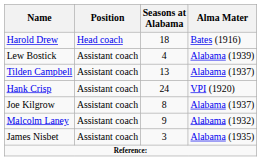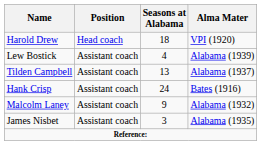(216, 40) Bates (1916) -> (213, 40) VPI (1920)
(213, 89) VPI (1920) -> (216, 89) Bates (1916)
- row: (31, 105)
